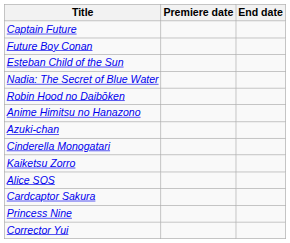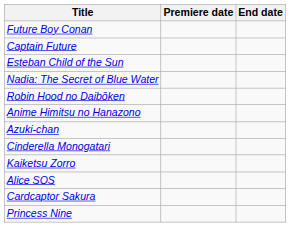rows swapped: (50, 46) <-> (42, 29)
- row: (38, 230)
